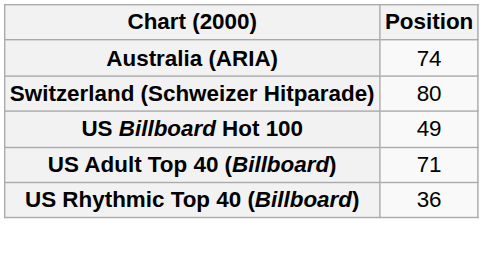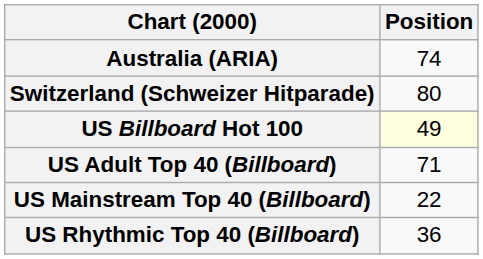(429, 128) no background -> (429, 128) lightyellow background
+ row: (192, 199)
